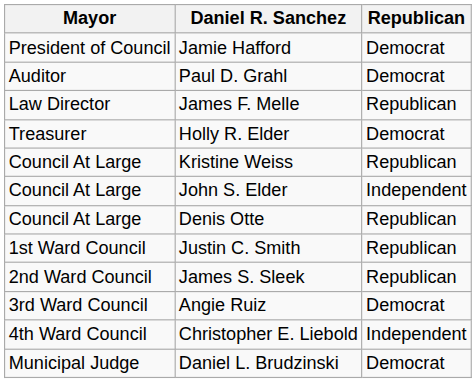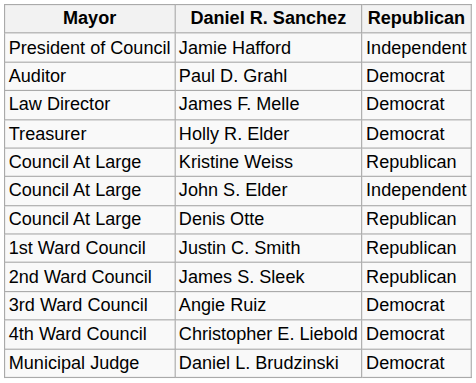(405, 47) Democrat -> (416, 47) Independent
(411, 104) Republican -> (405, 104) Democrat
(416, 334) Independent -> (405, 334) Democrat
